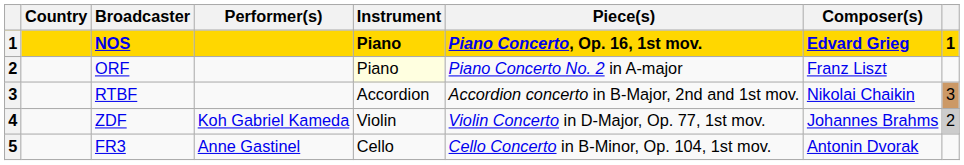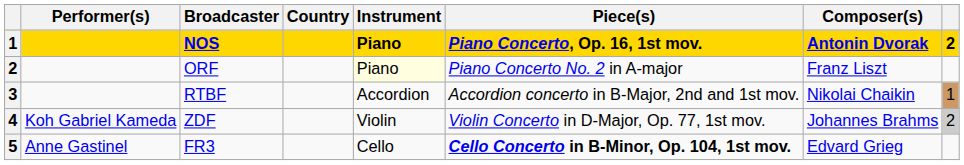columns swapped: (56, 17) <-> (273, 17)
(858, 43) Edvard Grieg -> (868, 43) Antonin Dvorak
(950, 43) 1 -> (950, 43) 2
(950, 95) 3 -> (950, 95) 1
(610, 146) normal -> (620, 146) bold
(863, 146) Antonin Dvorak -> (855, 146) Edvard Grieg
